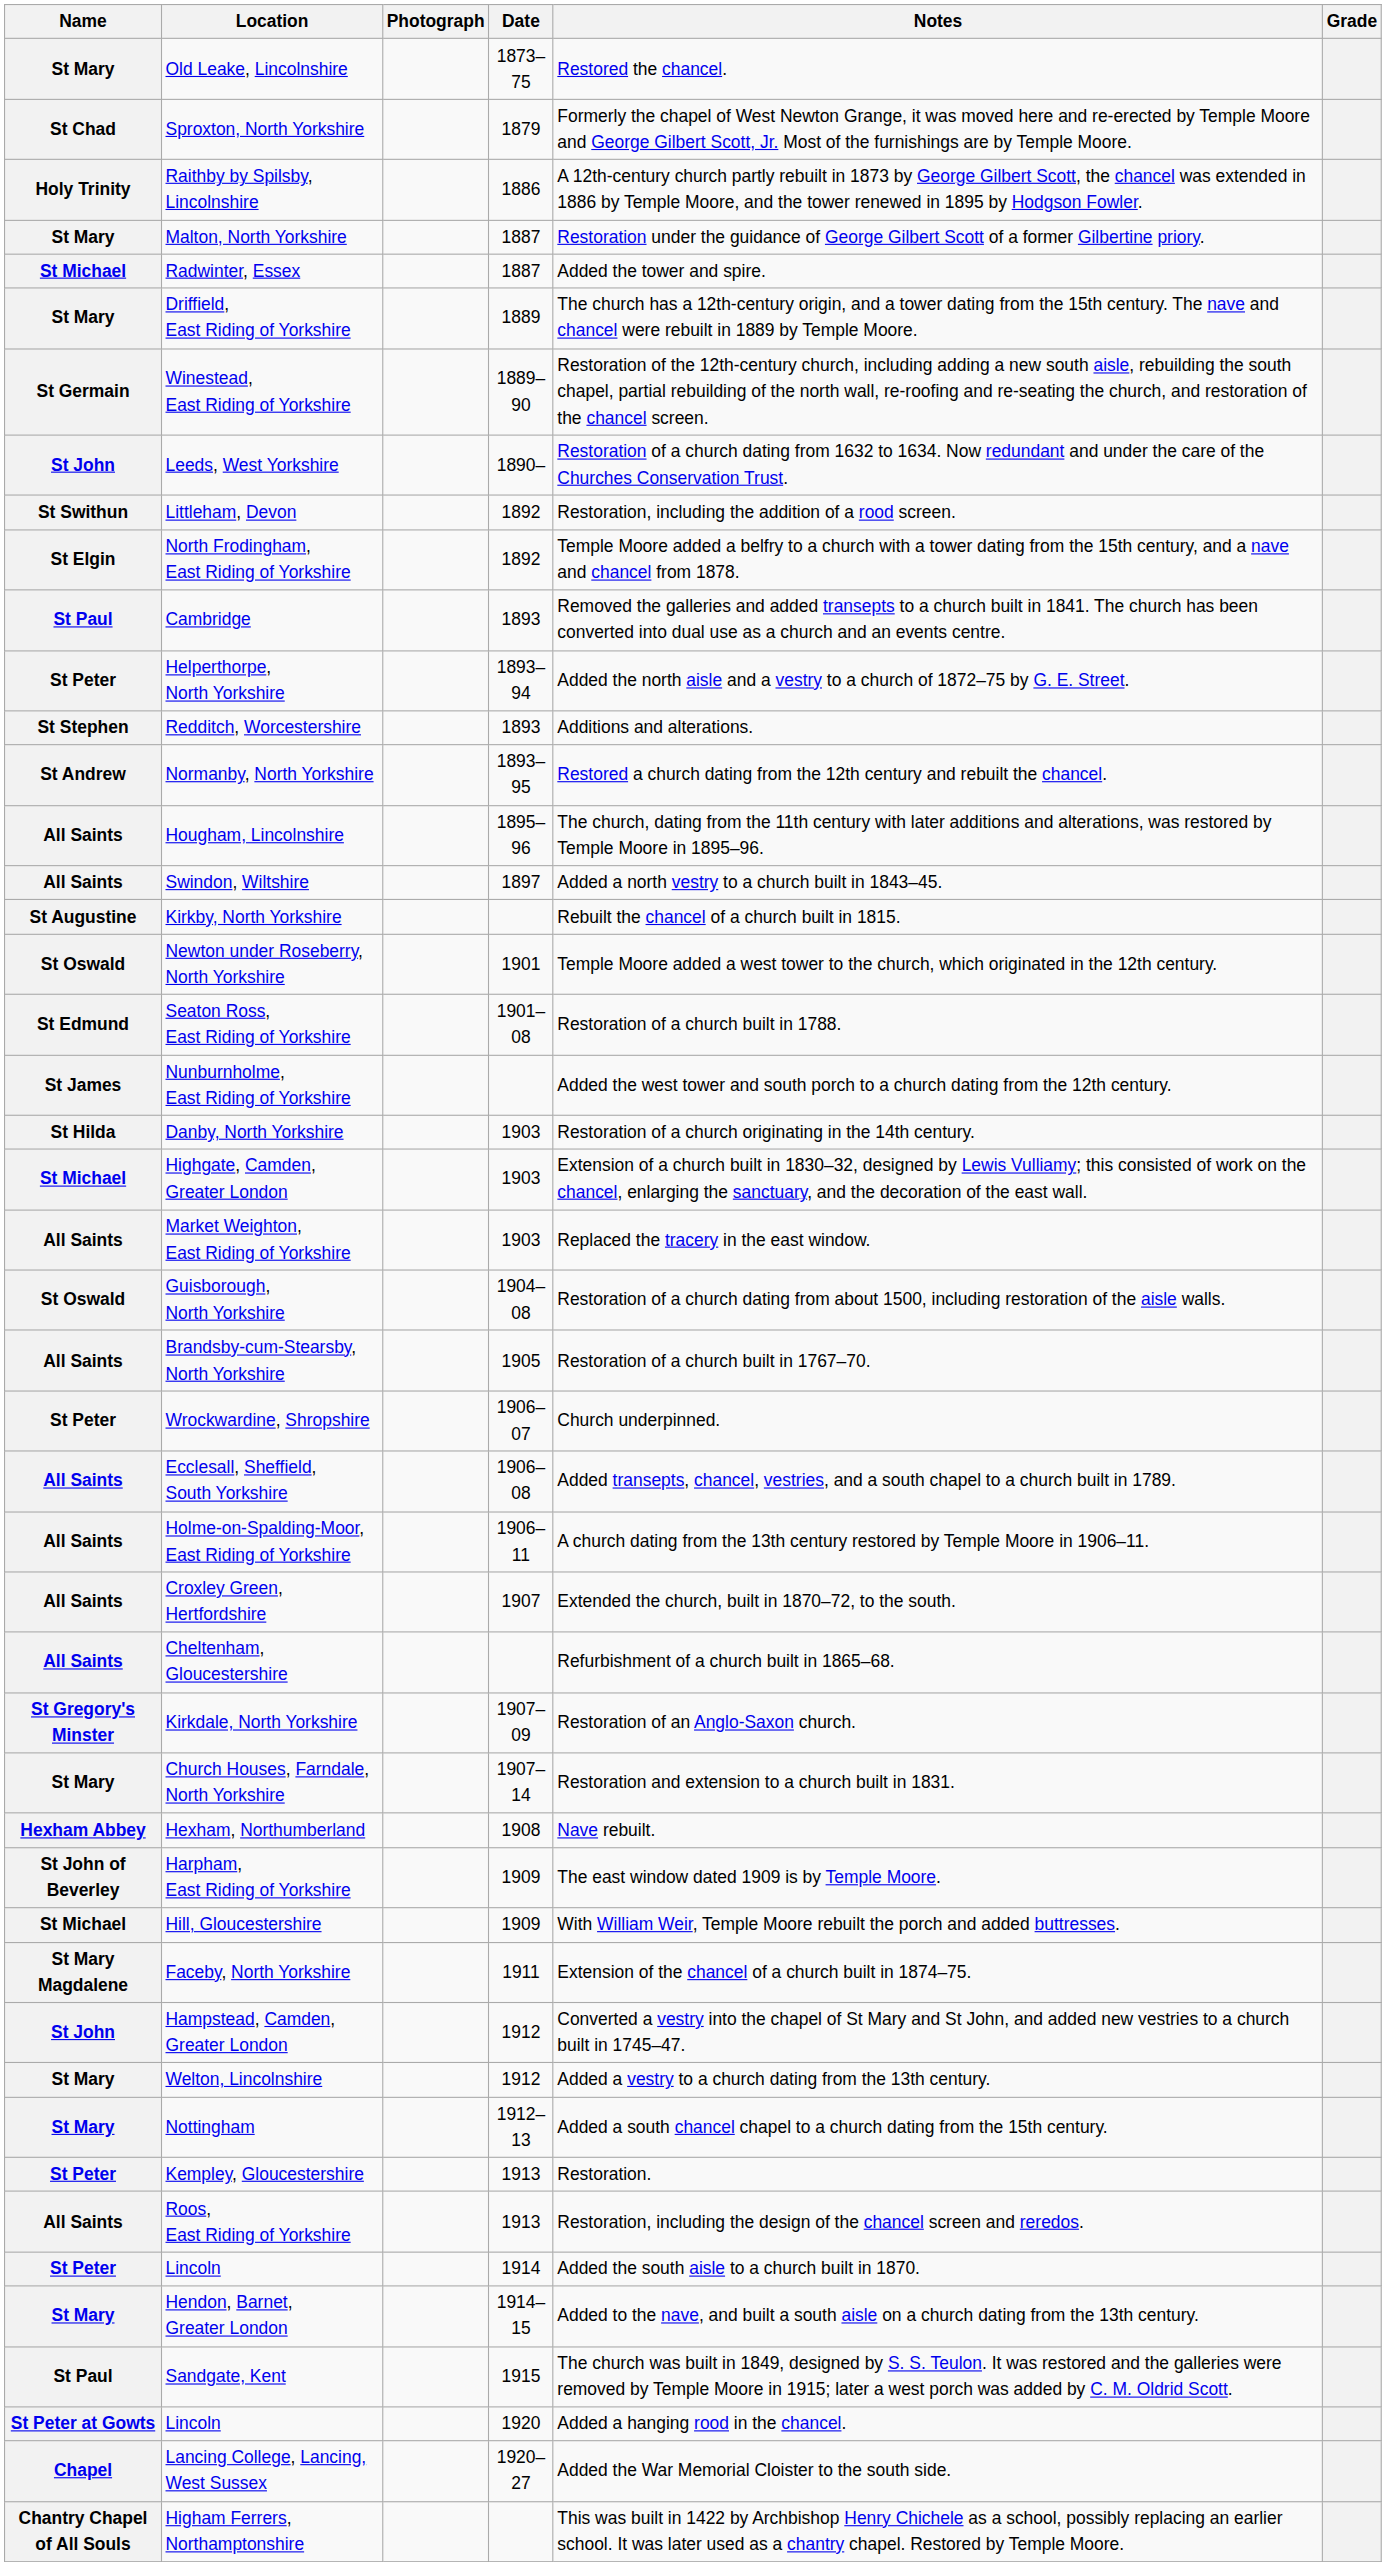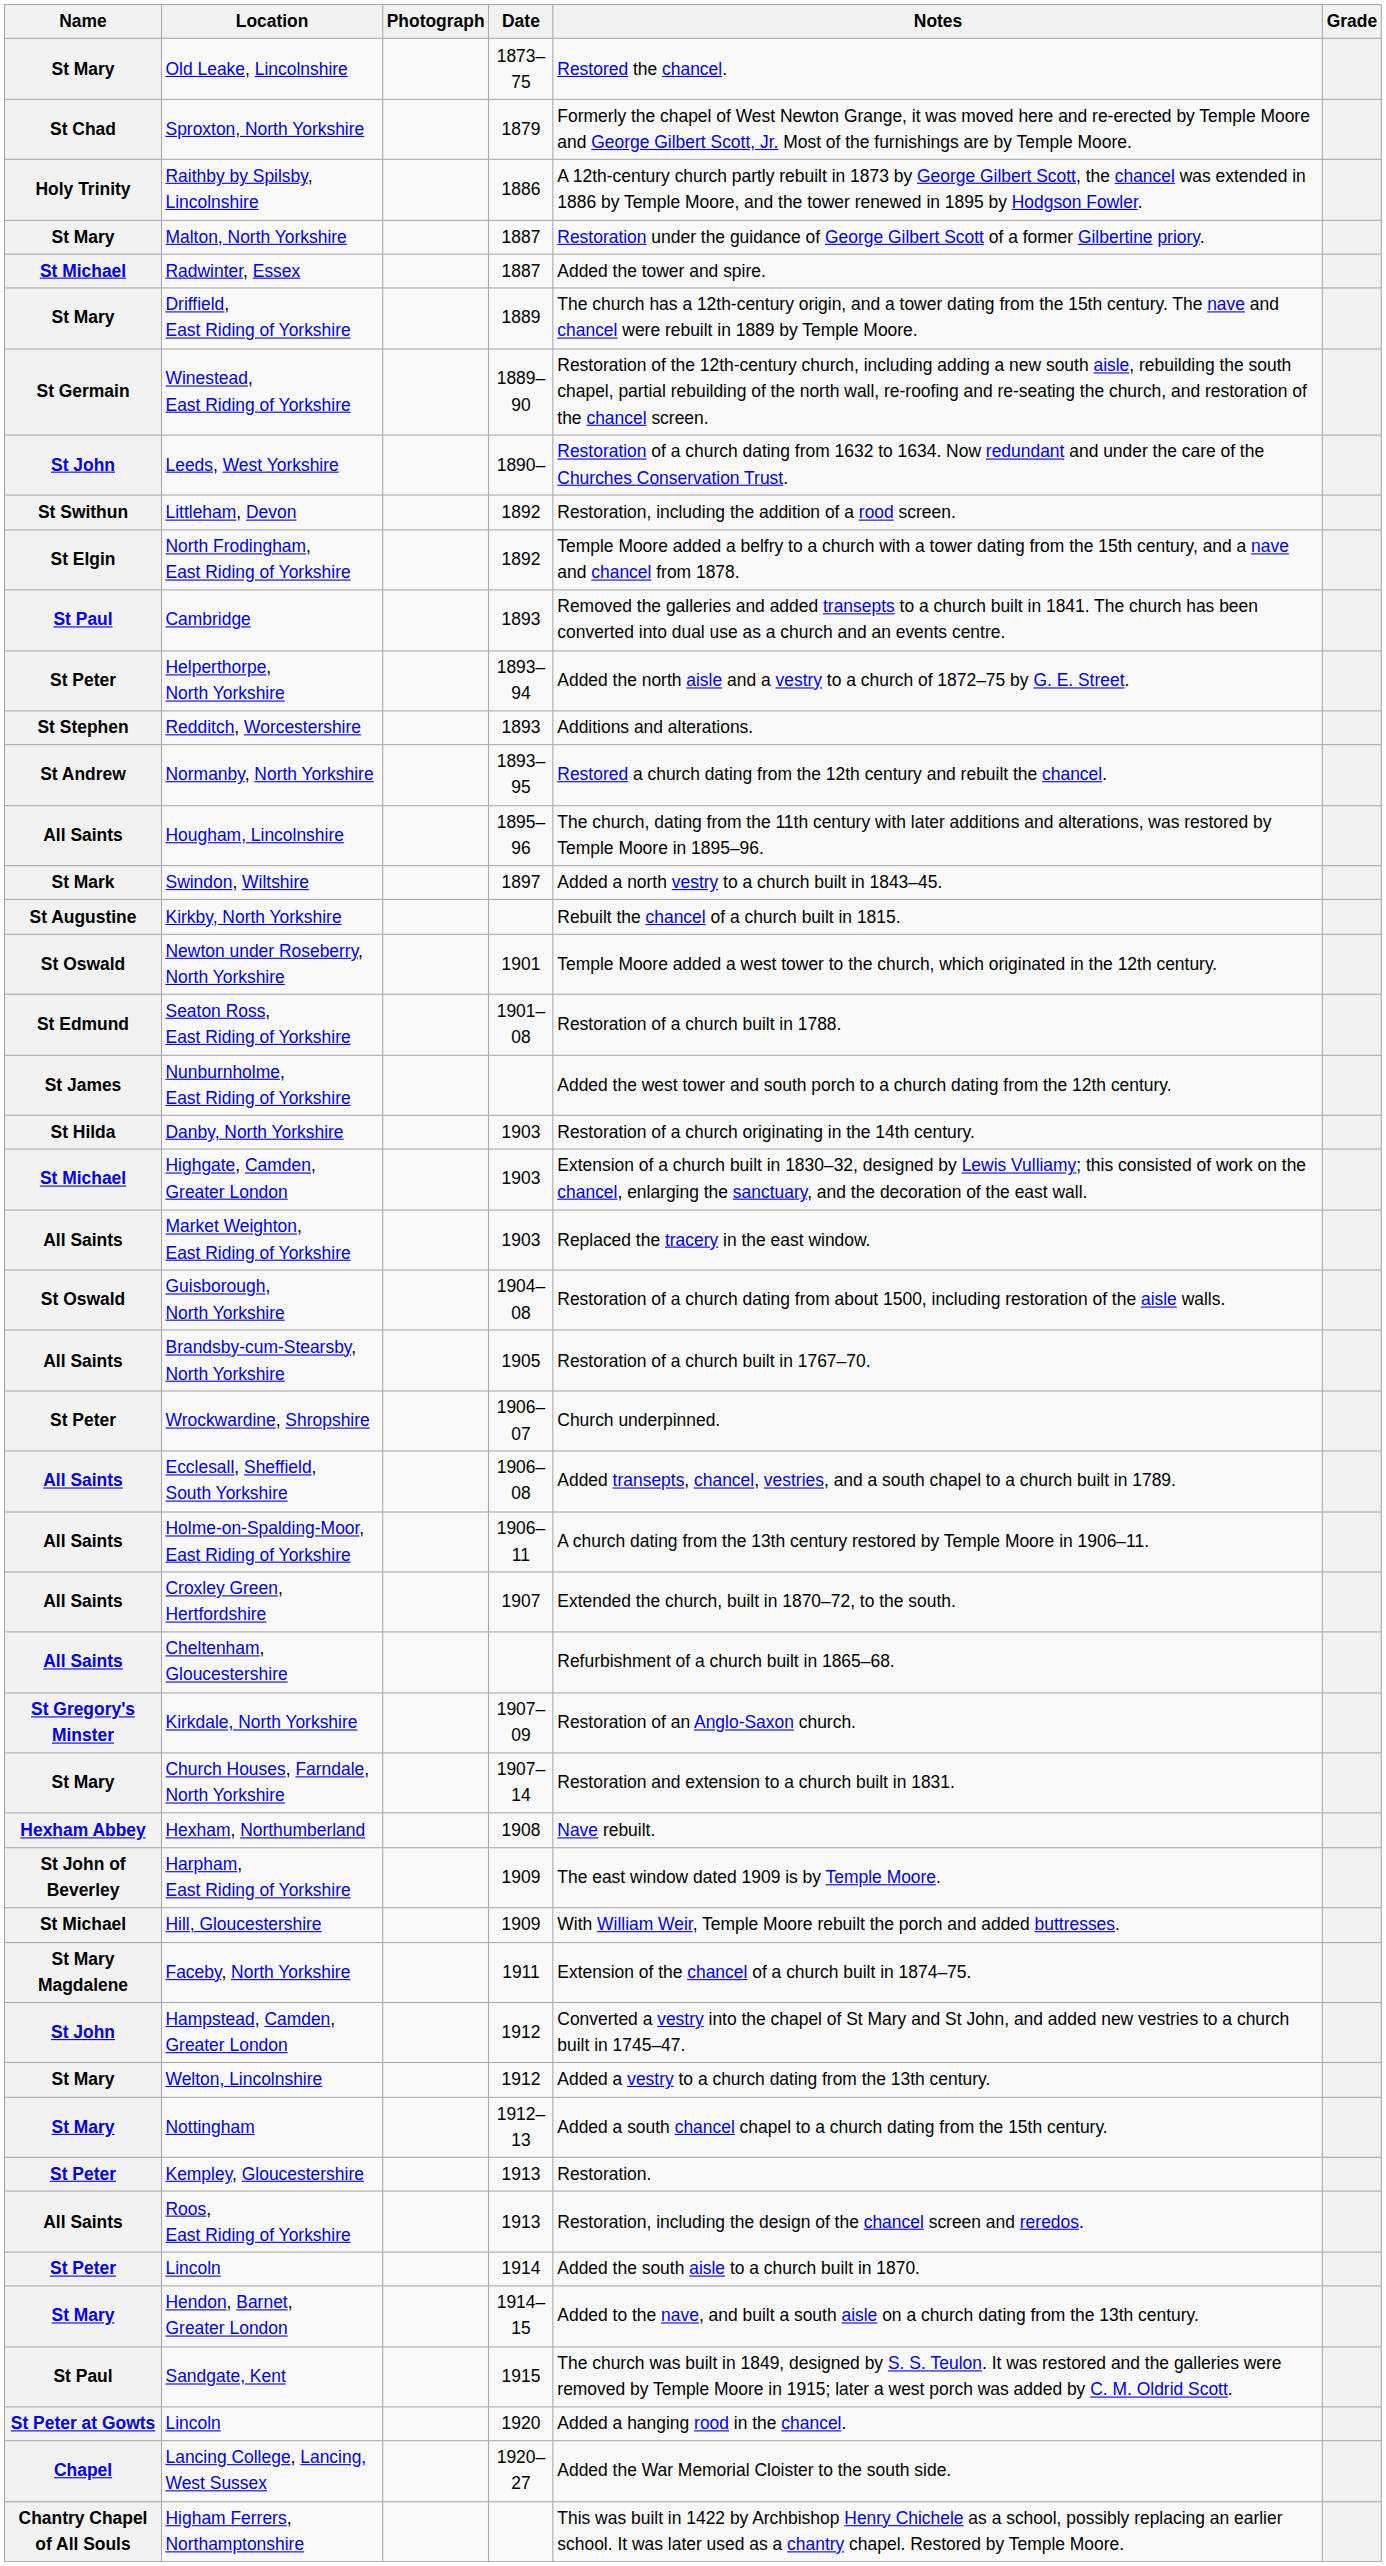(83, 882) All Saints -> (83, 882) St Mark
